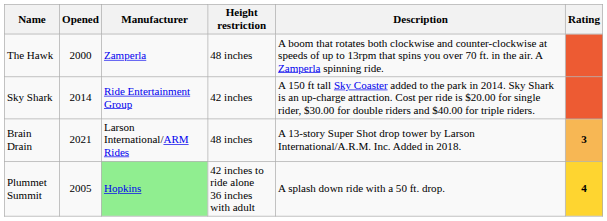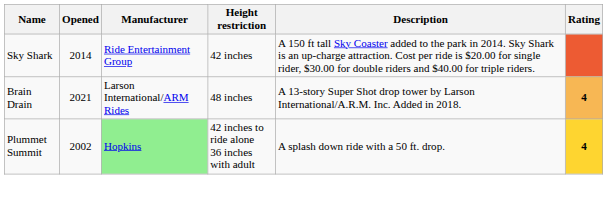- row: (30, 55)
(584, 140) 3 -> (584, 97) 4
(80, 188) 2005 -> (80, 146) 2002
